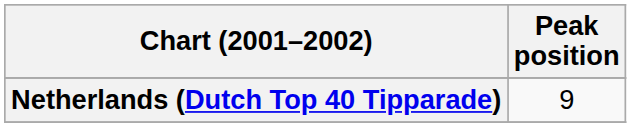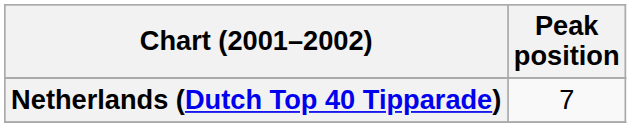(567, 99) 9 -> (567, 99) 7
